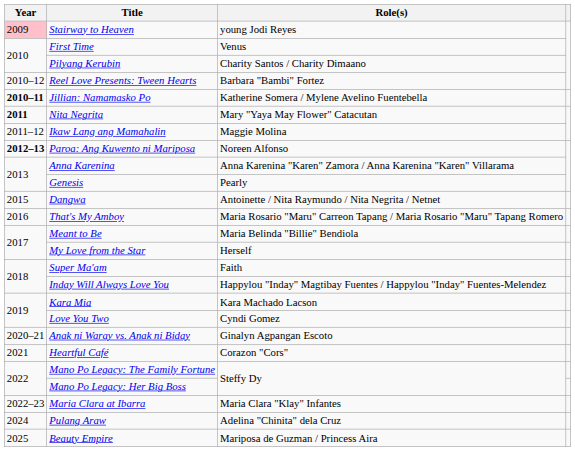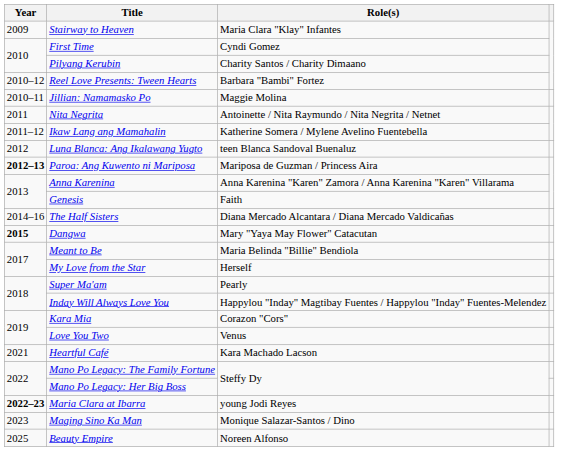(18, 30) pink background -> (18, 30) no background
(258, 30) young Jodi Reyes -> (281, 30) Maria Clara "Klay" Infantes
(233, 47) Venus -> (250, 47) Cyndi Gomez
(25, 98) bold -> (25, 98) normal
(324, 98) Katherine Somera / Mylene Avelino Fuentebella -> (253, 98) Maggie Molina
(17, 115) bold -> (17, 115) normal
(299, 115) Mary "Yaya May Flower" Catacutan -> (330, 115) Antoinette / Nita Raymundo / Nita Negrita / Netnet
(253, 132) Maggie Molina -> (324, 132) Katherine Somera / Mylene Avelino Fuentebella
+ row: (126, 149)
(254, 149) Noreen Alfonso -> (299, 166) Mariposa de Guzman / Princess Aira
(234, 183) Pearly -> (231, 200) Faith
+ row: (84, 217)
(18, 200) normal -> (18, 234) bold
(330, 200) Antoinette / Nita Raymundo / Nita Negrita / Netnet -> (299, 234) Mary "Yaya May Flower" Catacutan
- row: (87, 217)
(231, 268) Faith -> (234, 285) Pearly
(269, 302) Kara Machado Lacson -> (254, 319) Corazon "Cors"
(250, 319) Cyndi Gomez -> (233, 336) Venus
- row: (120, 336)
(254, 353) Corazon "Cors" -> (269, 353) Kara Machado Lacson
(26, 404) normal -> (26, 404) bold
(281, 404) Maria Clara "Klay" Infantes -> (258, 404) young Jodi Reyes
+ row: (96, 421)
- row: (78, 421)
(299, 438) Mariposa de Guzman / Princess Aira -> (254, 438) Noreen Alfonso
